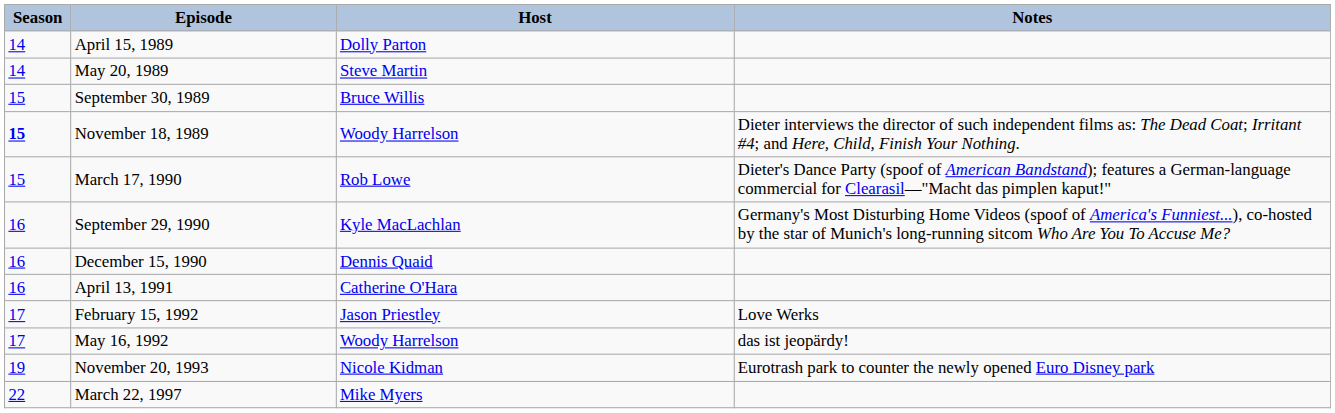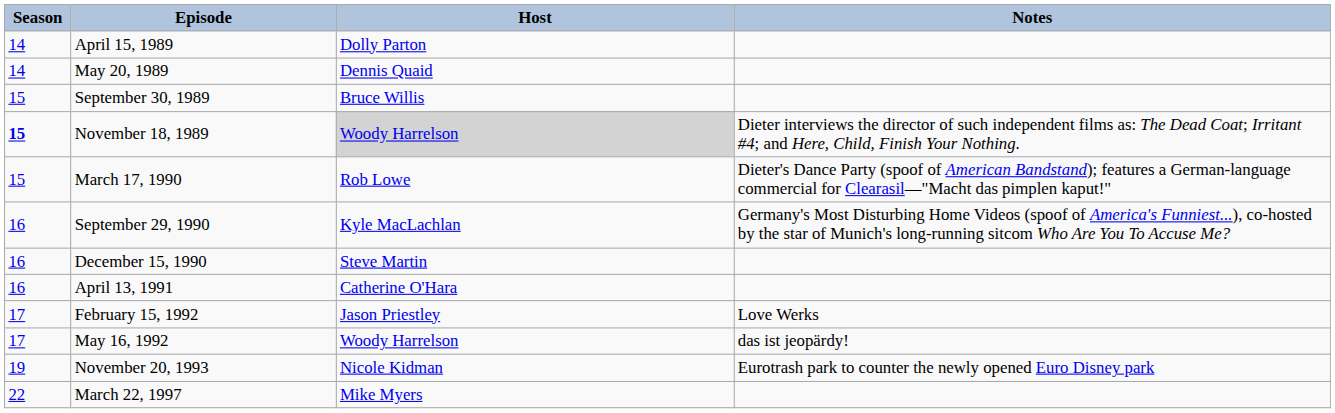(384, 71) Steve Martin -> (386, 71) Dennis Quaid
(399, 133) no background -> (399, 133) lightgrey background
(386, 261) Dennis Quaid -> (384, 261) Steve Martin
